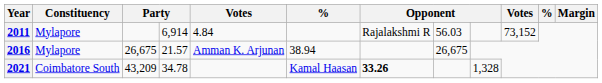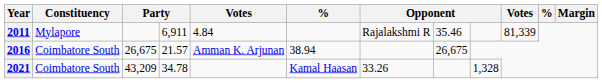(175, 31) 6,914 -> (175, 31) 6,911
(449, 31) 56.03 -> (449, 31) 35.46
(520, 31) 73,152 -> (520, 31) 81,339
(58, 50) Mylapore -> (77, 50) Coimbatore South
(375, 68) bold -> (375, 68) normal
